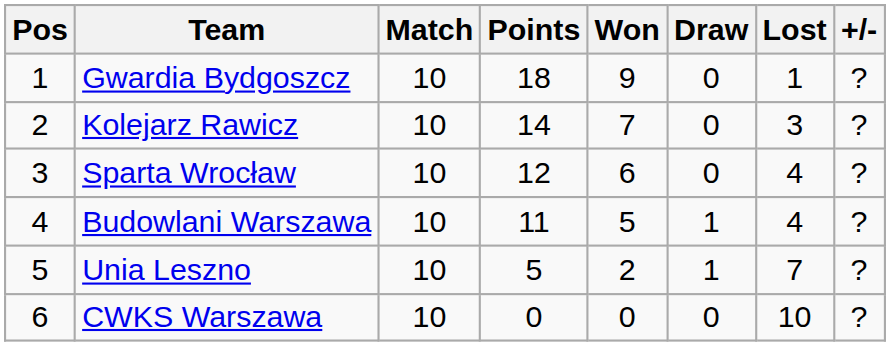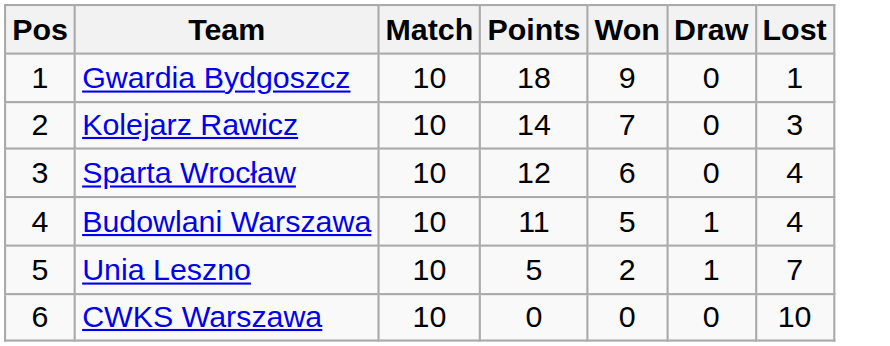- column: (859, 29)
